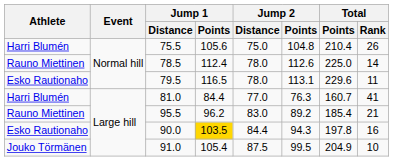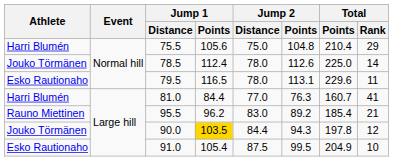(373, 47) 26 -> (373, 47) 29
(46, 64) Rauno Miettinen -> (47, 64) Jouko Törmänen
(47, 131) Esko Rautionaho -> (47, 131) Jouko Törmänen
(373, 131) 16 -> (373, 131) 12
(47, 148) Jouko Törmänen -> (47, 148) Esko Rautionaho
